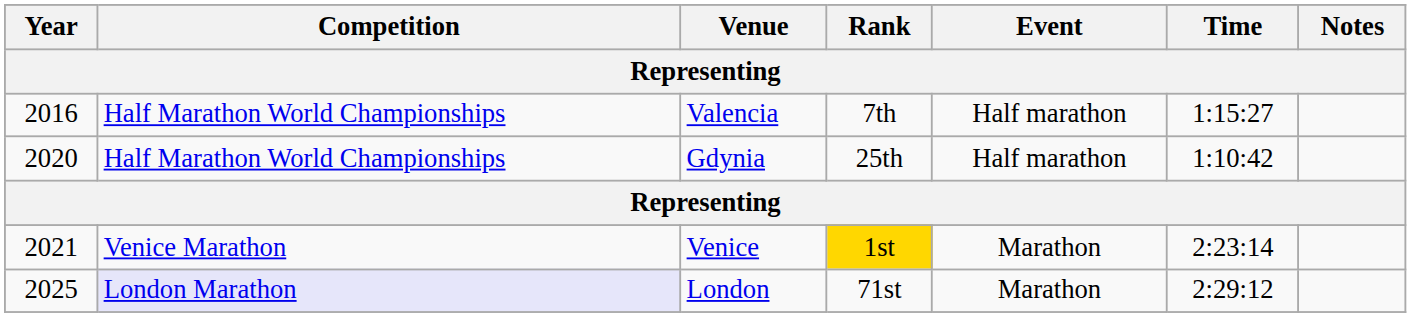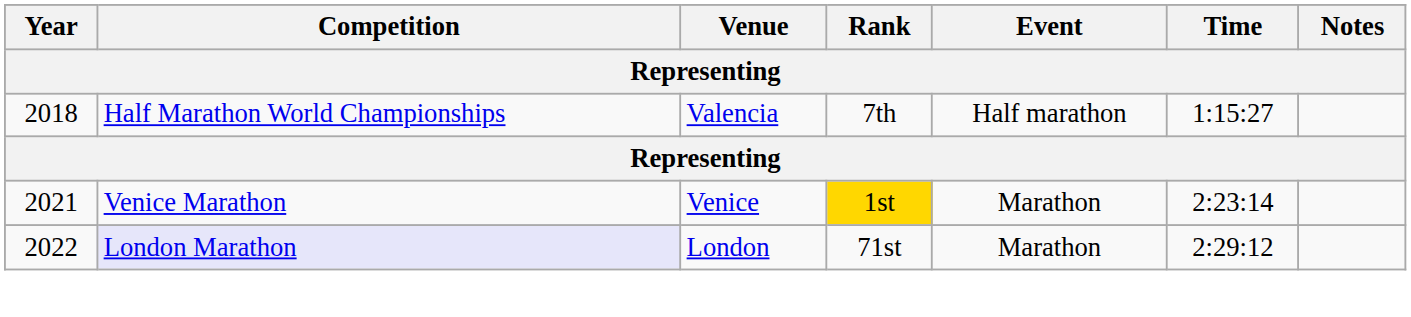(51, 114) 2016 -> (51, 114) 2018
- row: (726, 158)
(51, 290) 2025 -> (51, 246) 2022
